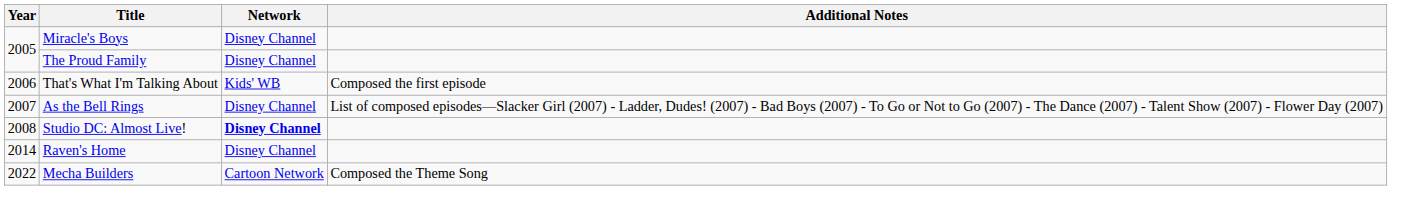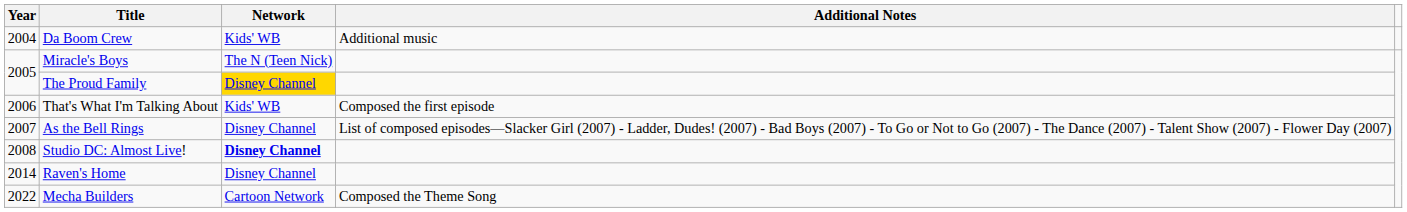+ row: (87, 38)
(270, 38) Disney Channel -> (278, 60) The N (Teen Nick)
(270, 60) no background -> (270, 83) gold background
